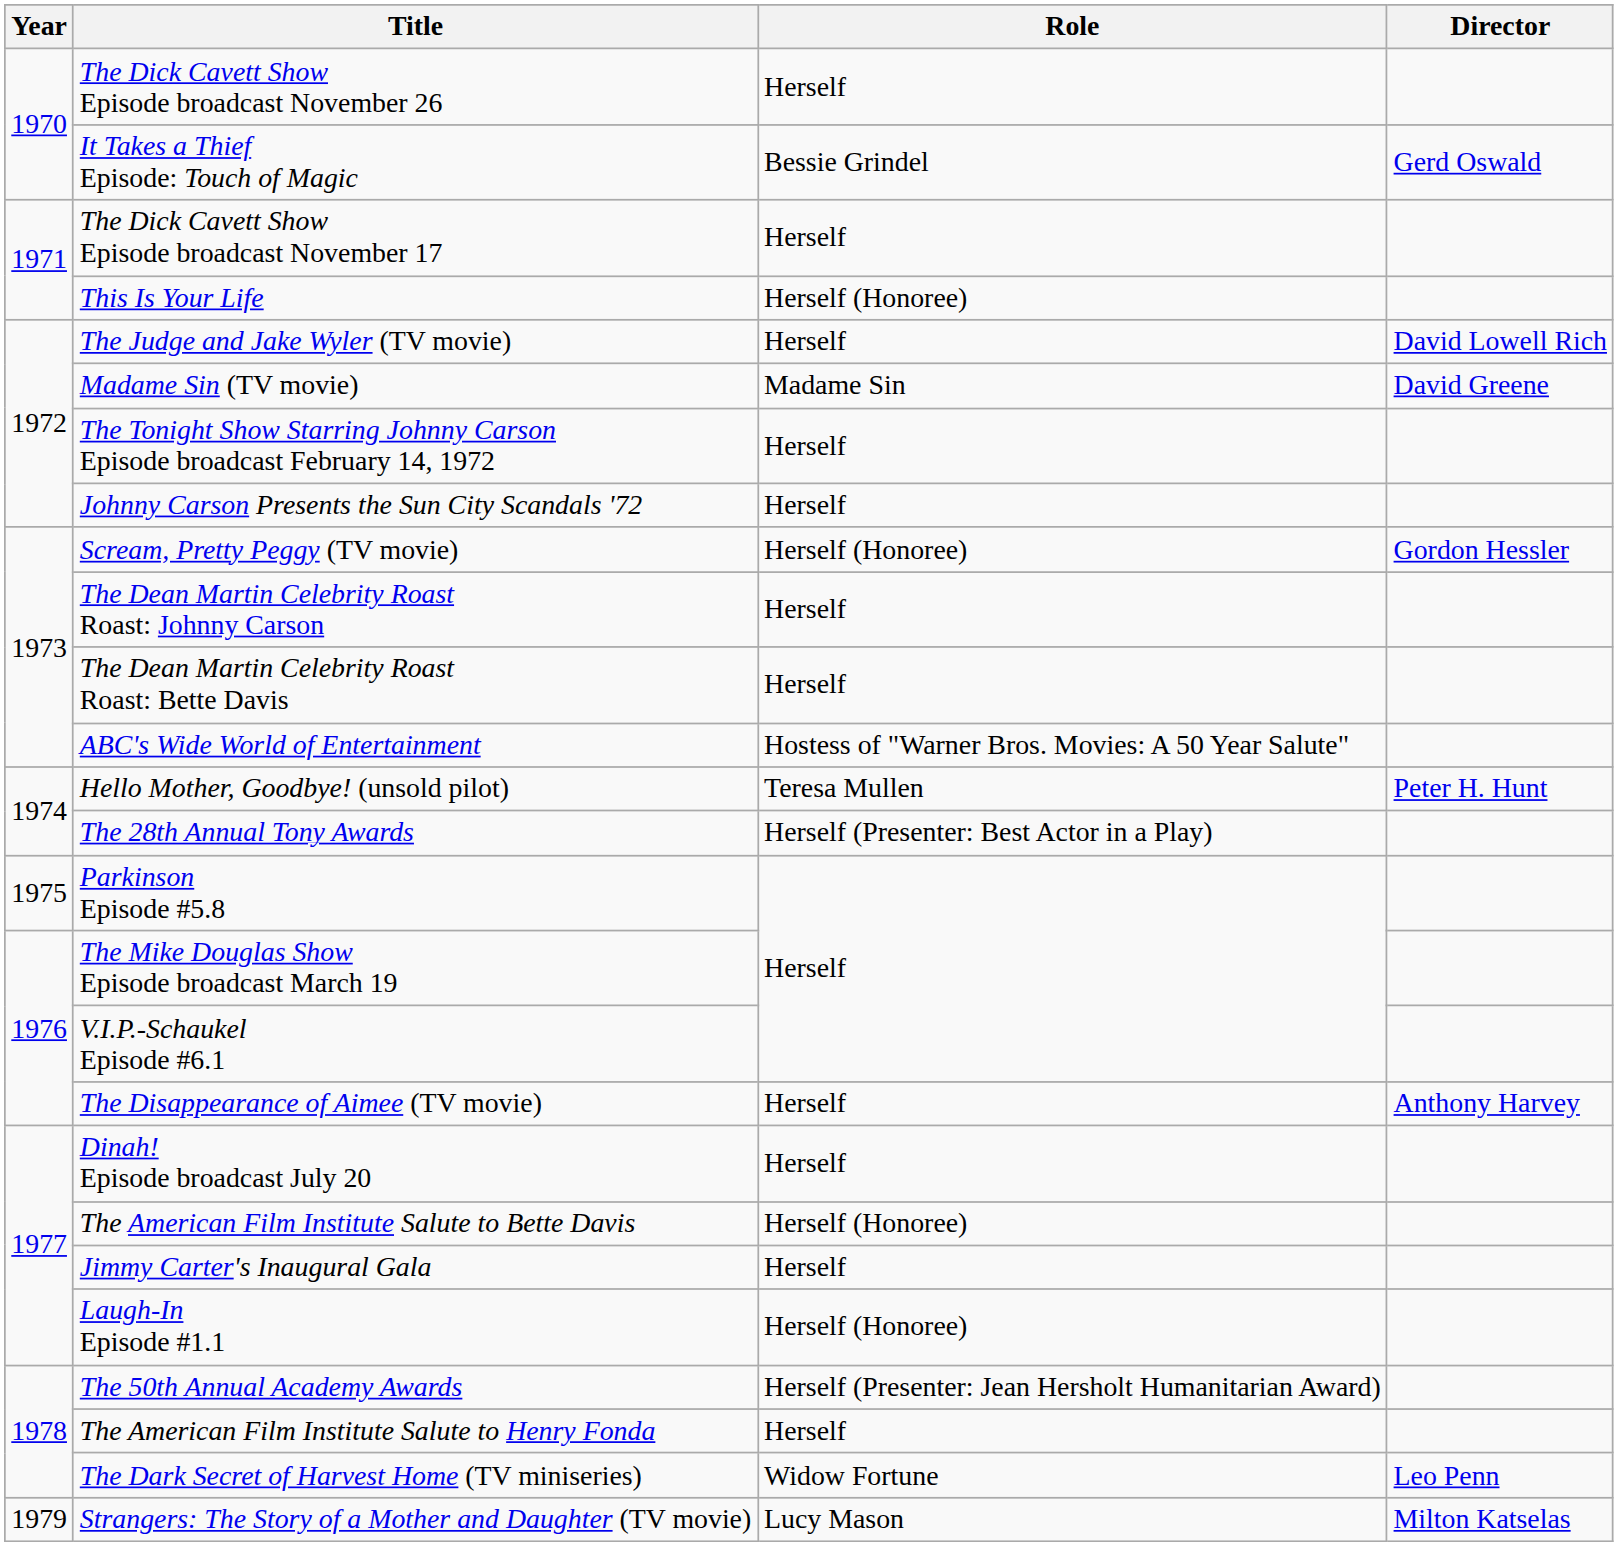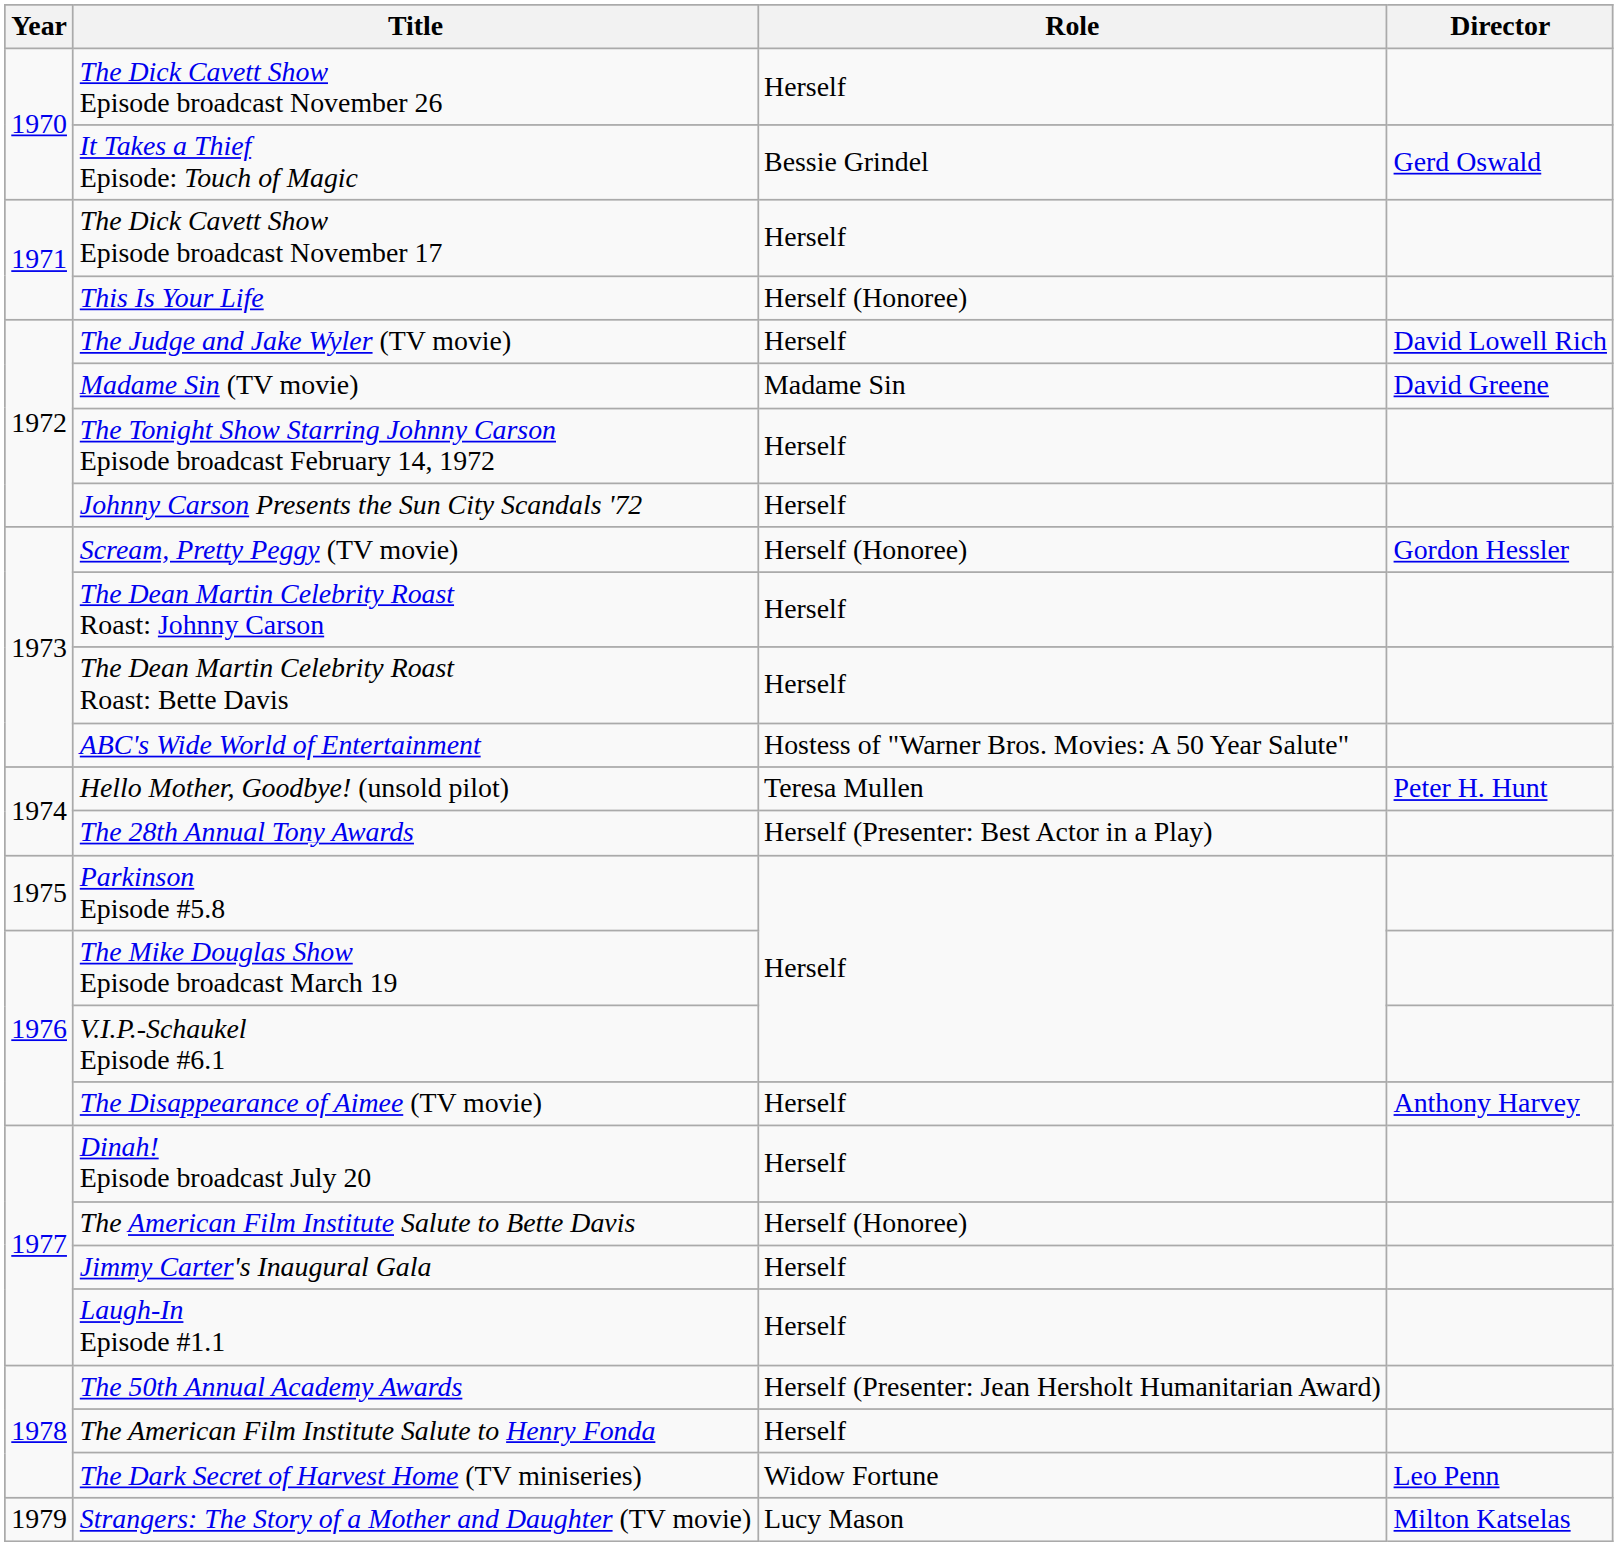(866, 1326) Herself (Honoree) -> (805, 1326) Herself
